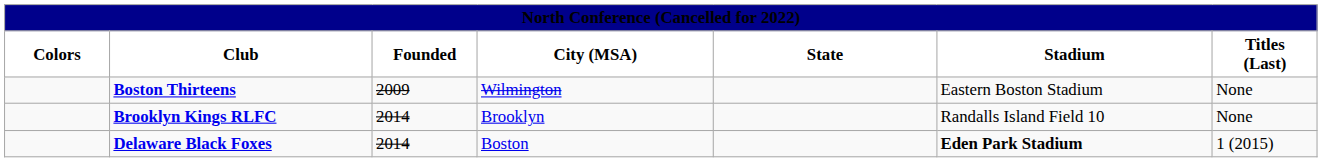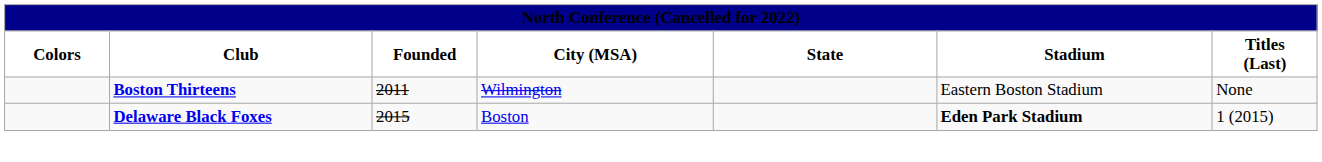(393, 90) 2009 -> (392, 90) 2011
- row: (195, 116)
(393, 143) 2014 -> (393, 116) 2015
